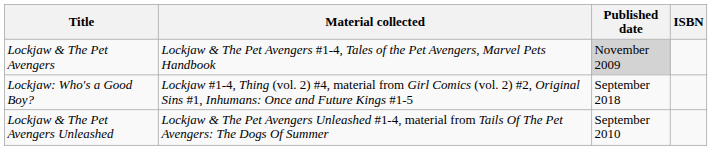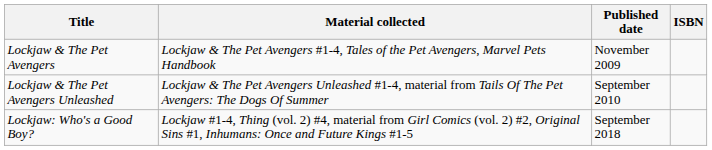(622, 57) lightgrey background -> (622, 57) no background
rows swapped: (60, 127) <-> (70, 92)
